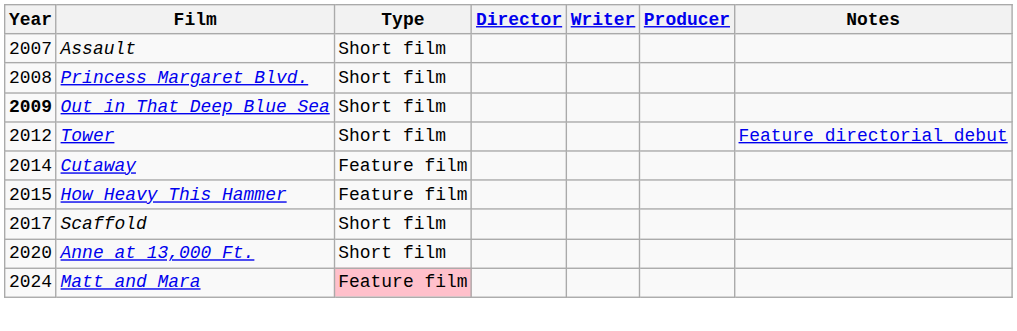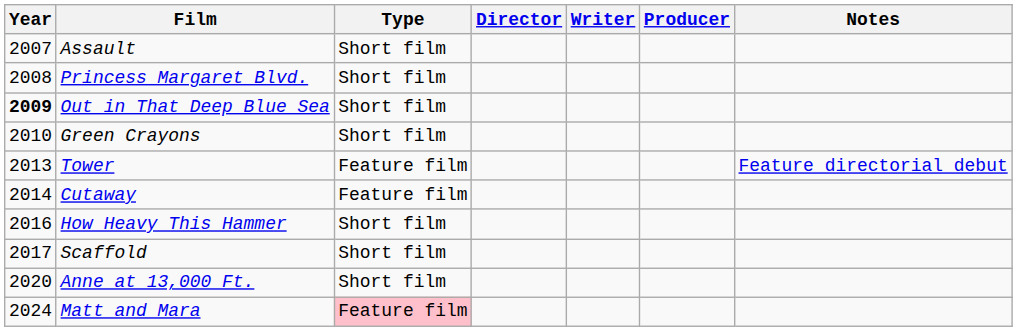+ row: (131, 136)
(31, 136) 2012 -> (31, 166) 2013
(392, 136) Short film -> (403, 166) Feature film
(31, 195) 2015 -> (31, 224) 2016
(403, 195) Feature film -> (392, 224) Short film
